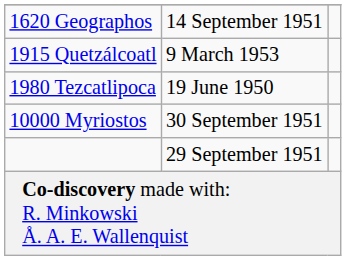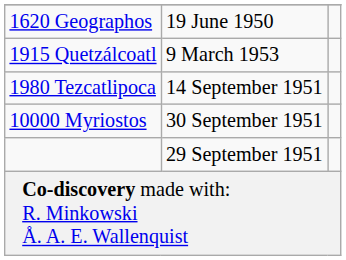(244, 21) 14 September 1951 -> (220, 21) 19 June 1950
(220, 88) 19 June 1950 -> (244, 88) 14 September 1951
